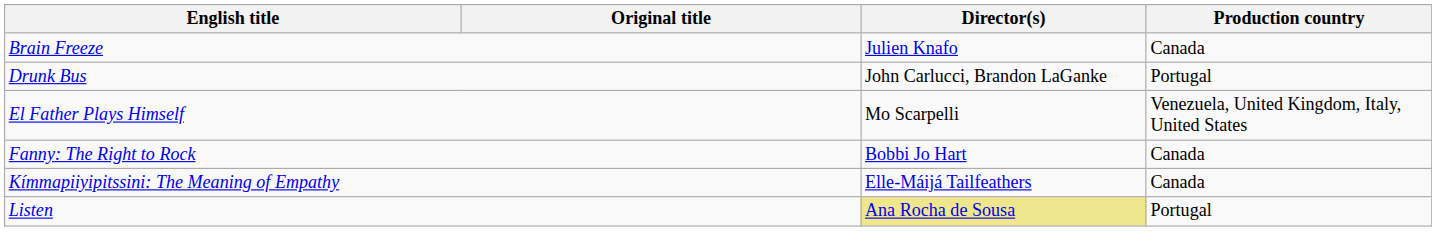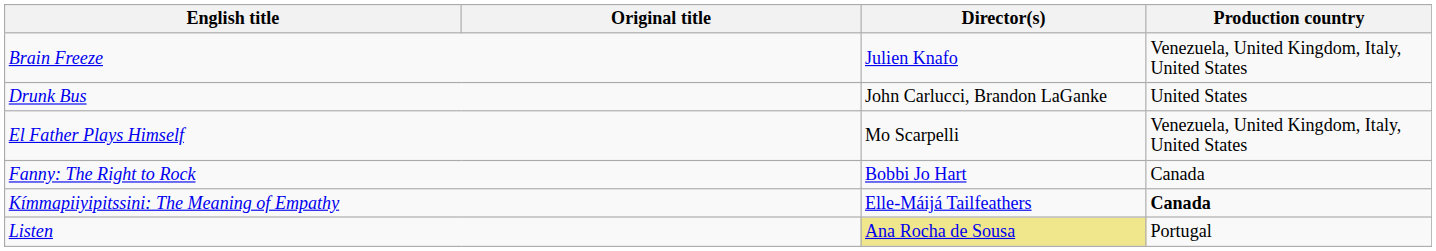(1178, 47) Canada -> (1276, 57) Venezuela, United Kingdom, Italy, United States
(1181, 76) Portugal -> (1199, 96) United States
(1178, 182) normal -> (1181, 202) bold
